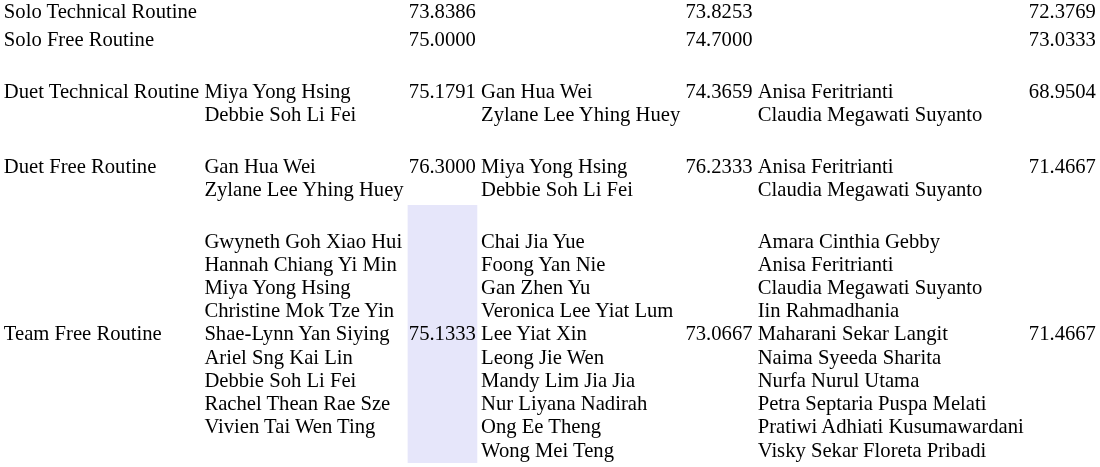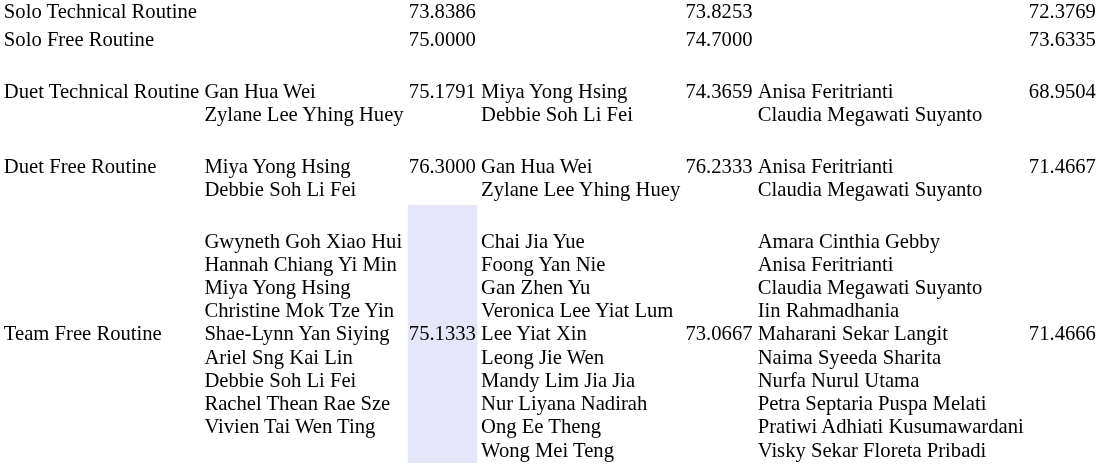(1062, 39) 73.0333 -> (1062, 39) 73.6335
(280, 102) Miya Yong Hsing Debbie Soh Li Fei -> (304, 102) Gan Hua Wei Zylane Lee Yhing Huey
(581, 102) Gan Hua Wei Zylane Lee Yhing Huey -> (557, 102) Miya Yong Hsing Debbie Soh Li Fei
(304, 177) Gan Hua Wei Zylane Lee Yhing Huey -> (280, 177) Miya Yong Hsing Debbie Soh Li Fei
(557, 177) Miya Yong Hsing Debbie Soh Li Fei -> (581, 177) Gan Hua Wei Zylane Lee Yhing Huey
(1062, 333) 71.4667 -> (1062, 333) 71.4666
